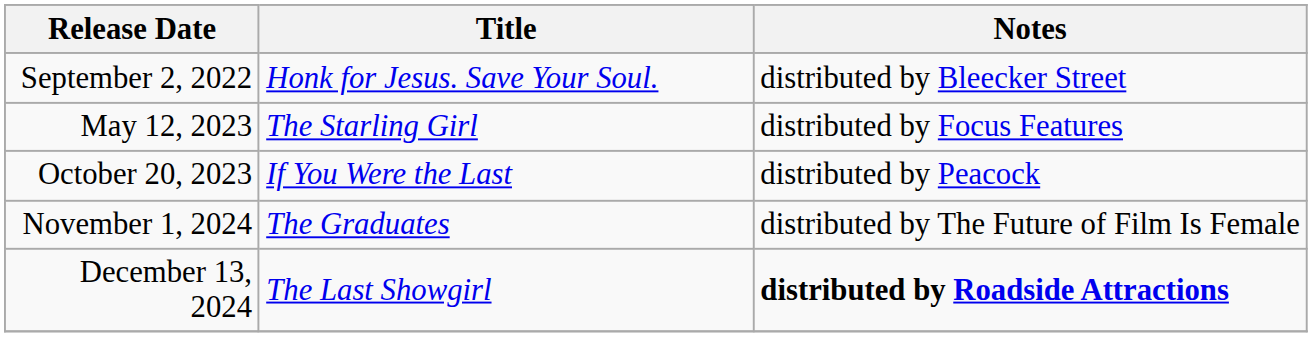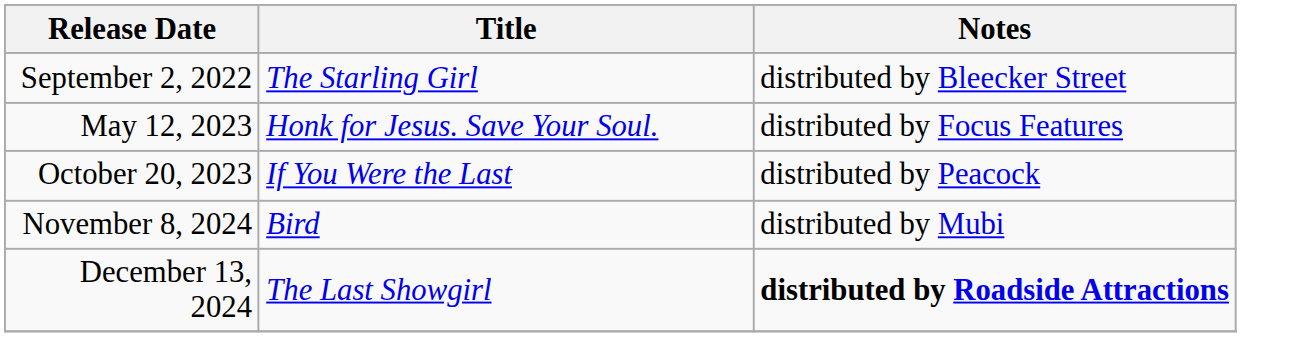(462, 77) Honk for Jesus. Save Your Soul. -> (372, 77) The Starling Girl
(372, 126) The Starling Girl -> (462, 126) Honk for Jesus. Save Your Soul.
- row: (137, 223)
+ row: (137, 223)
